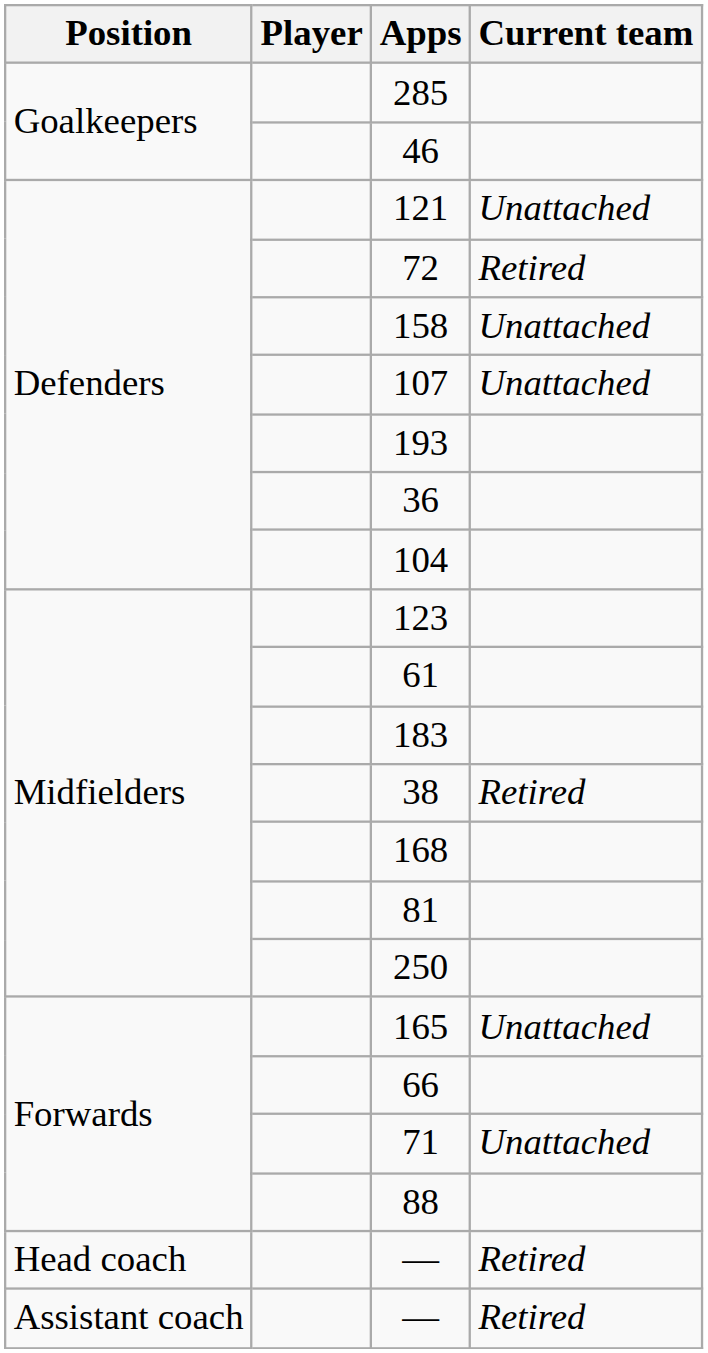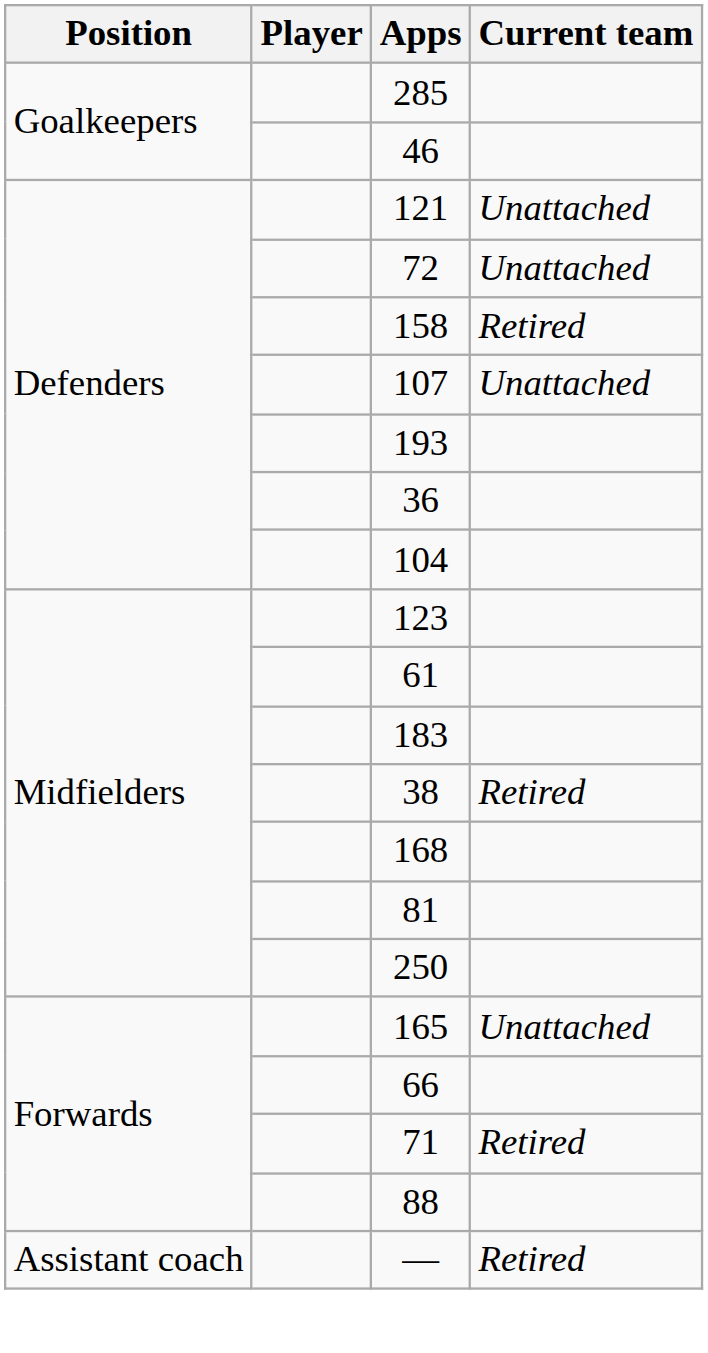(532, 267) Retired -> (564, 267) Unattached
(564, 325) Unattached -> (532, 325) Retired
(564, 1142) Unattached -> (532, 1142) Retired
- row: (100, 1259)
